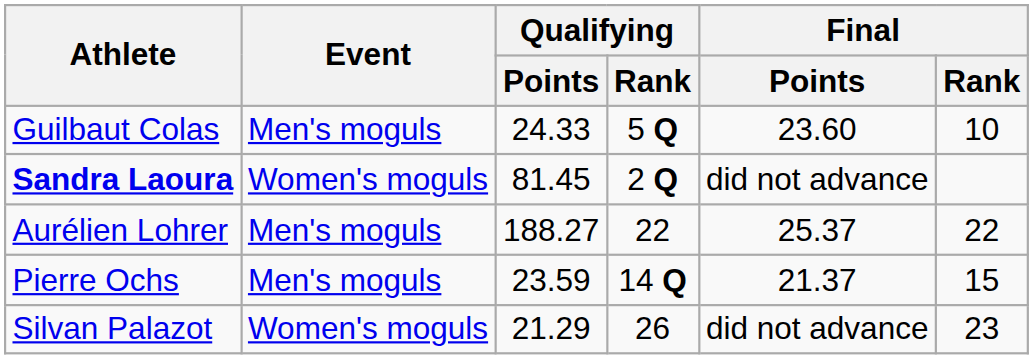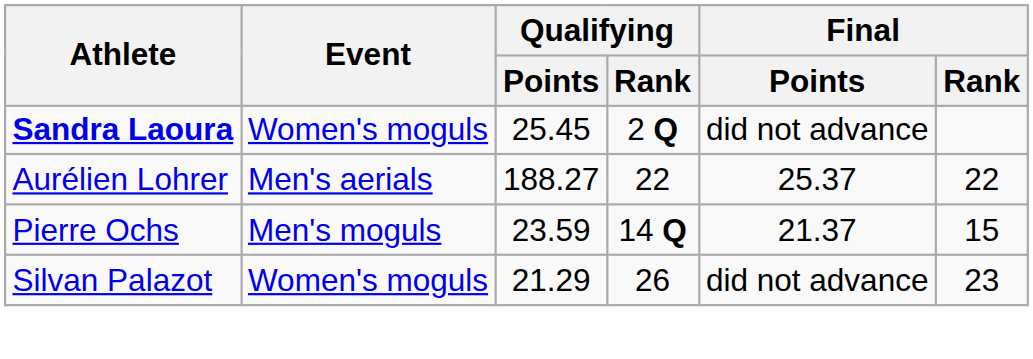- row: (116, 130)
(551, 180) 81.45 -> (551, 130) 25.45
(345, 230) Men's moguls -> (340, 180) Men's aerials
